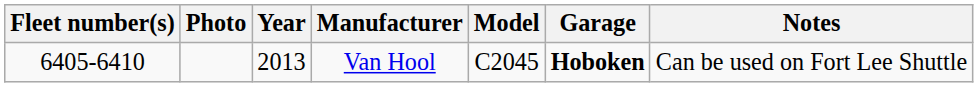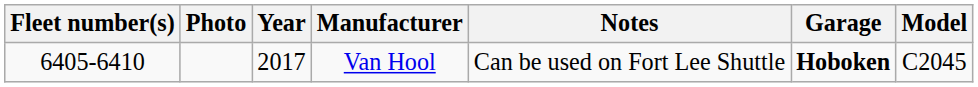columns swapped: (507, 23) <-> (811, 23)
(282, 61) 2013 -> (282, 61) 2017
